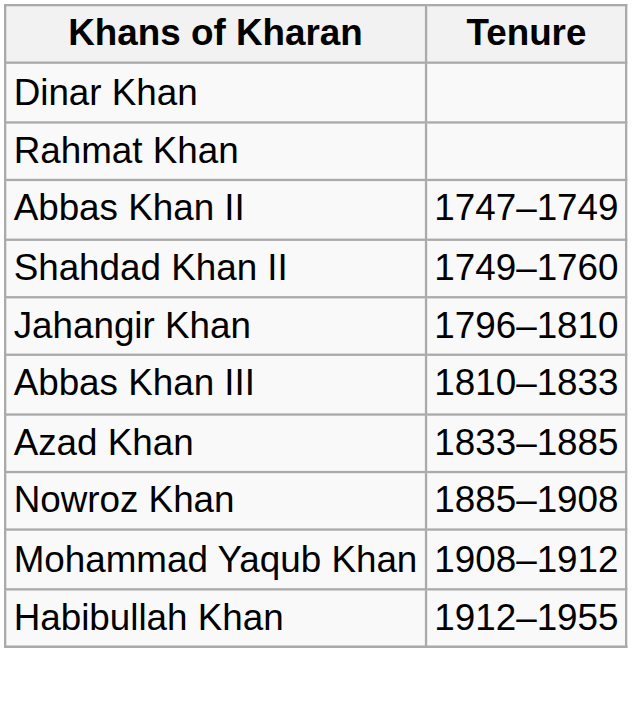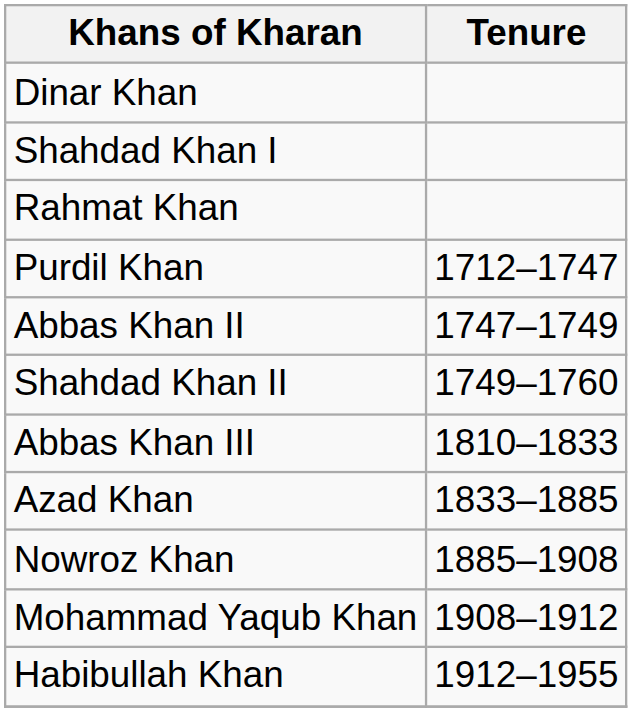+ row: (146, 150)
+ row: (109, 267)
- row: (132, 325)
